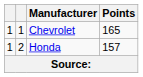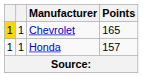(10, 30) no background -> (10, 30) gold background
(21, 47) 2 -> (21, 47) 1
